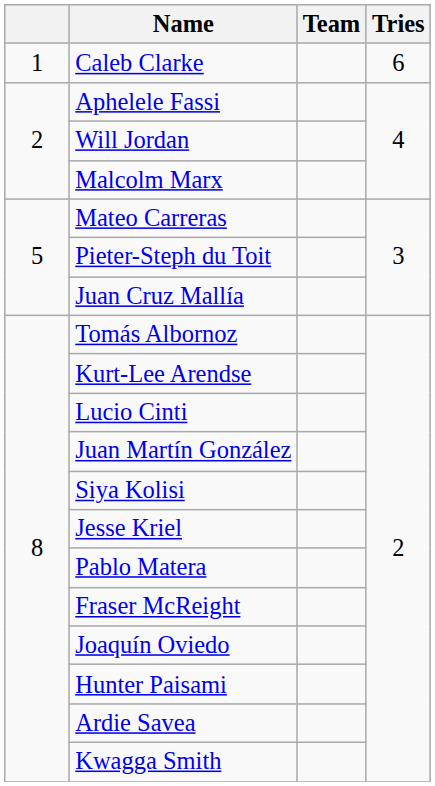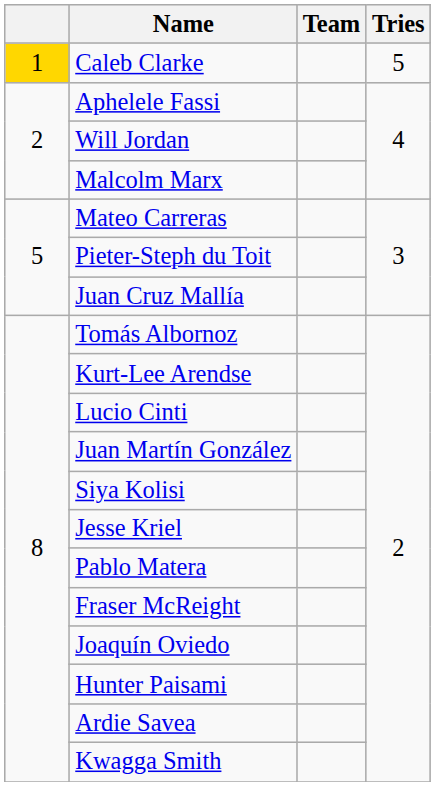(37, 62) no background -> (37, 62) gold background
(398, 62) 6 -> (398, 62) 5
